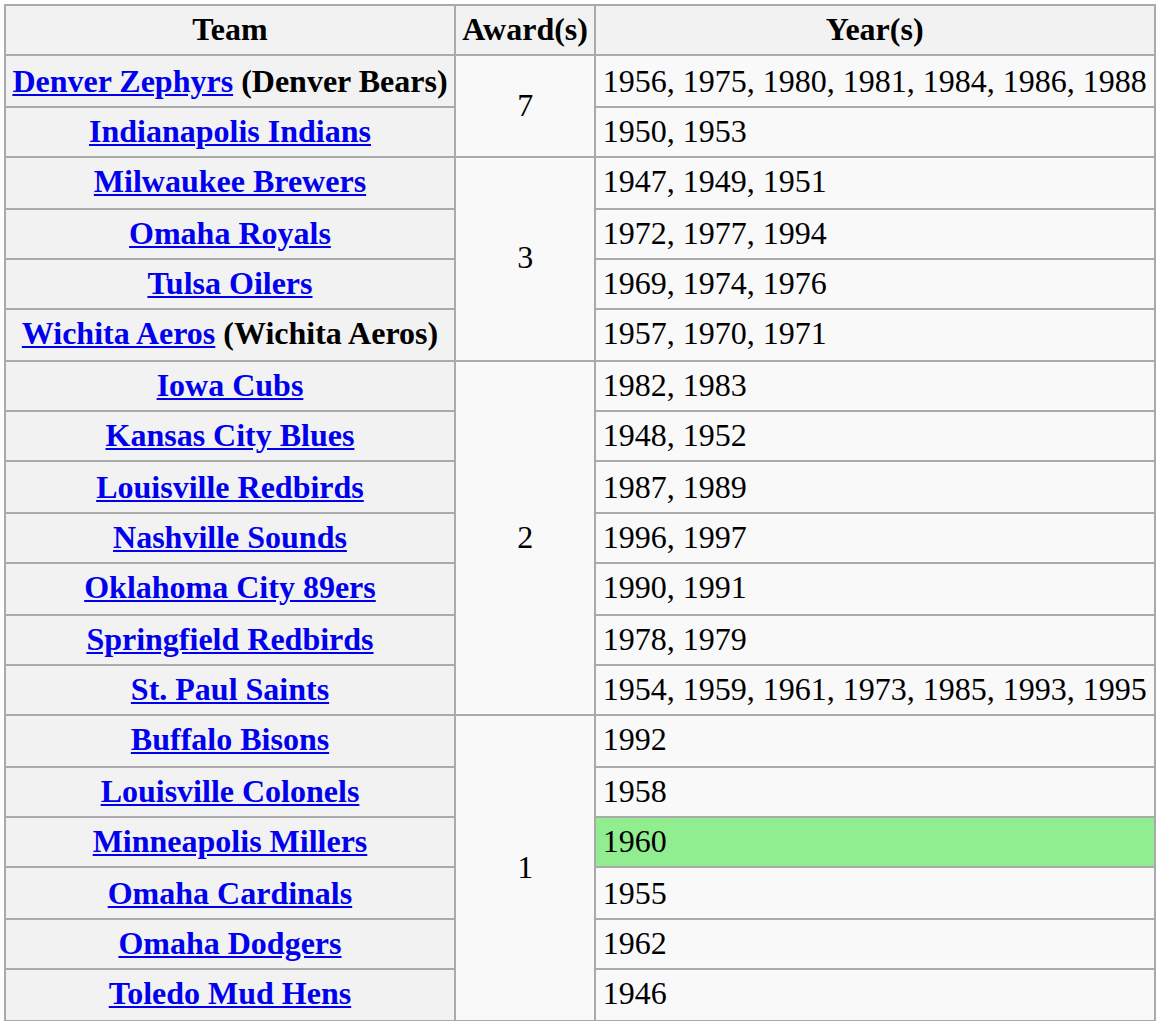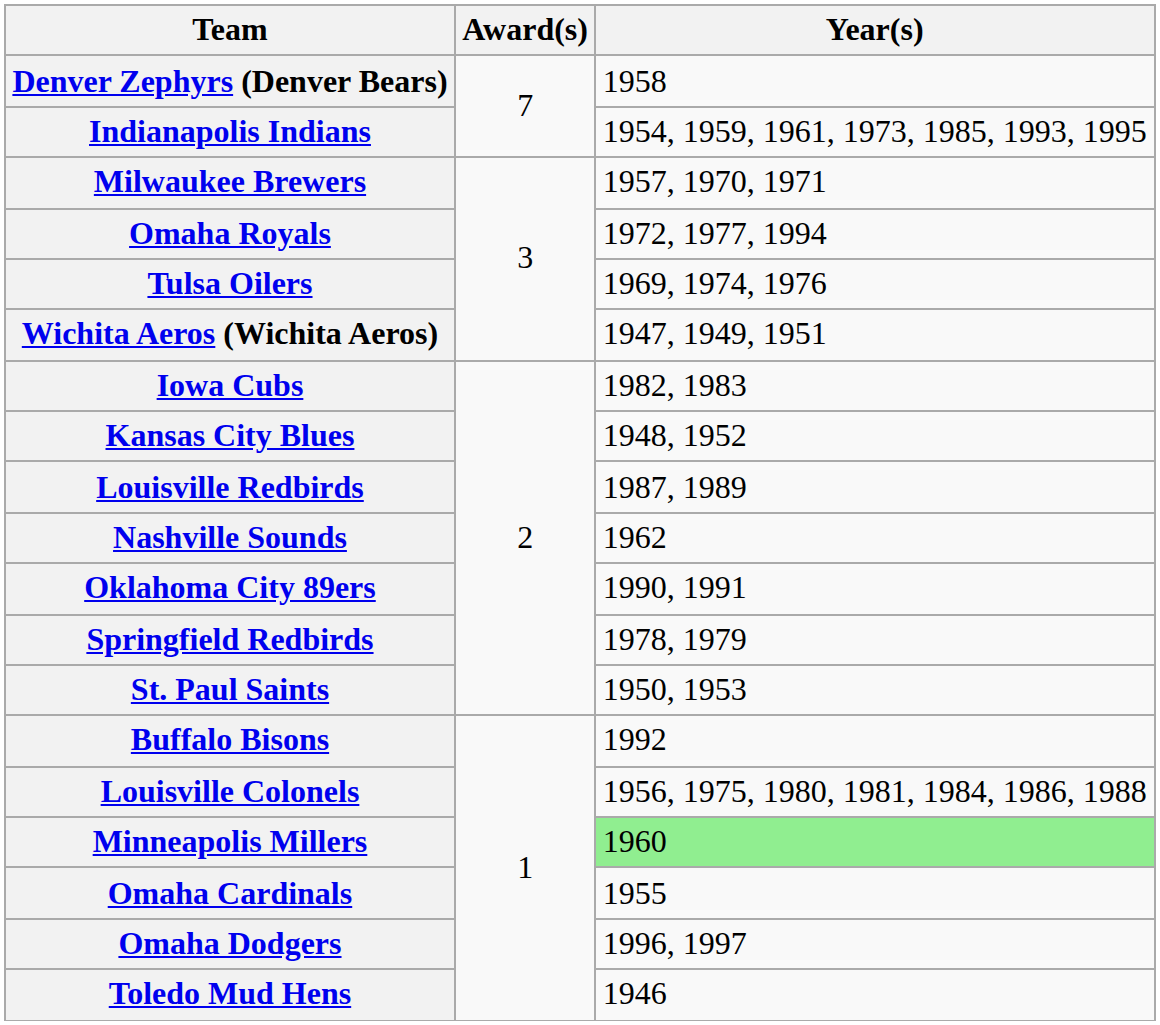(875, 80) 1956, 1975, 1980, 1981, 1984, 1986, 1988 -> (635, 80) 1958
(675, 131) 1950, 1953 -> (875, 131) 1954, 1959, 1961, 1973, 1985, 1993, 1995
(715, 182) 1947, 1949, 1951 -> (715, 182) 1957, 1970, 1971
(715, 334) 1957, 1970, 1971 -> (715, 334) 1947, 1949, 1951
(675, 537) 1996, 1997 -> (635, 537) 1962
(875, 689) 1954, 1959, 1961, 1973, 1985, 1993, 1995 -> (675, 689) 1950, 1953
(635, 791) 1958 -> (875, 791) 1956, 1975, 1980, 1981, 1984, 1986, 1988
(635, 943) 1962 -> (675, 943) 1996, 1997
